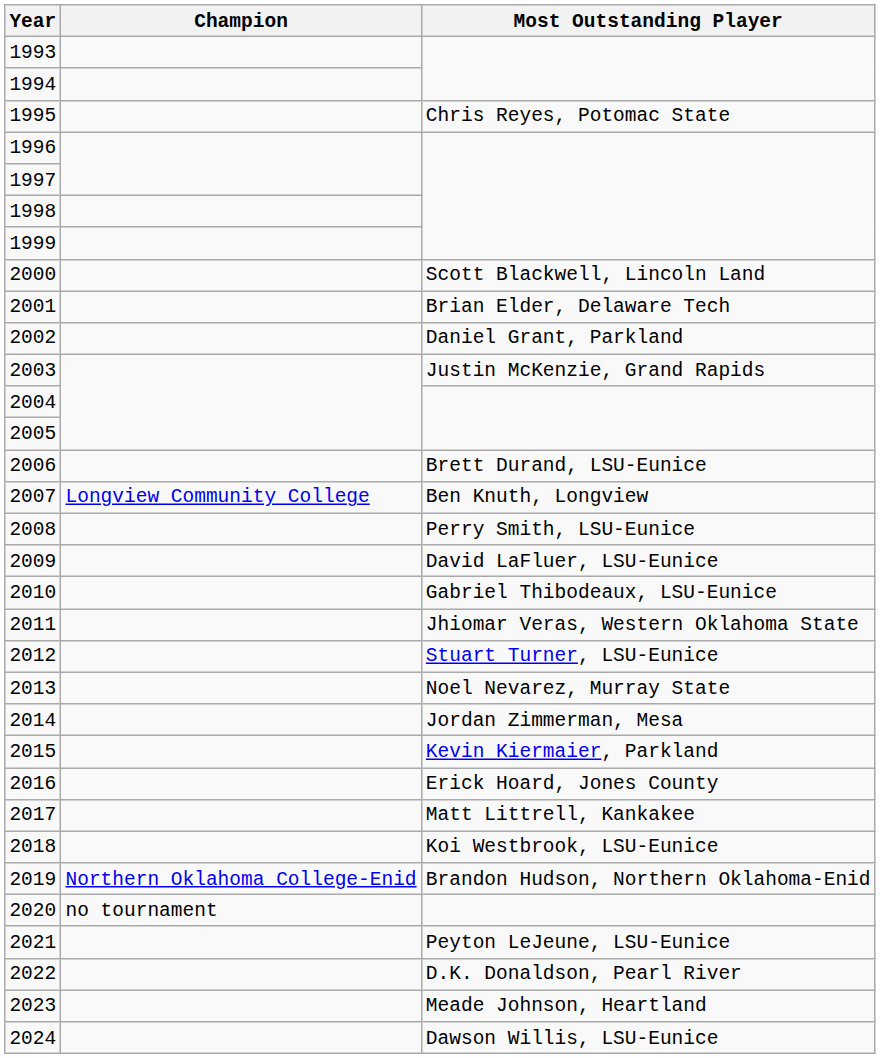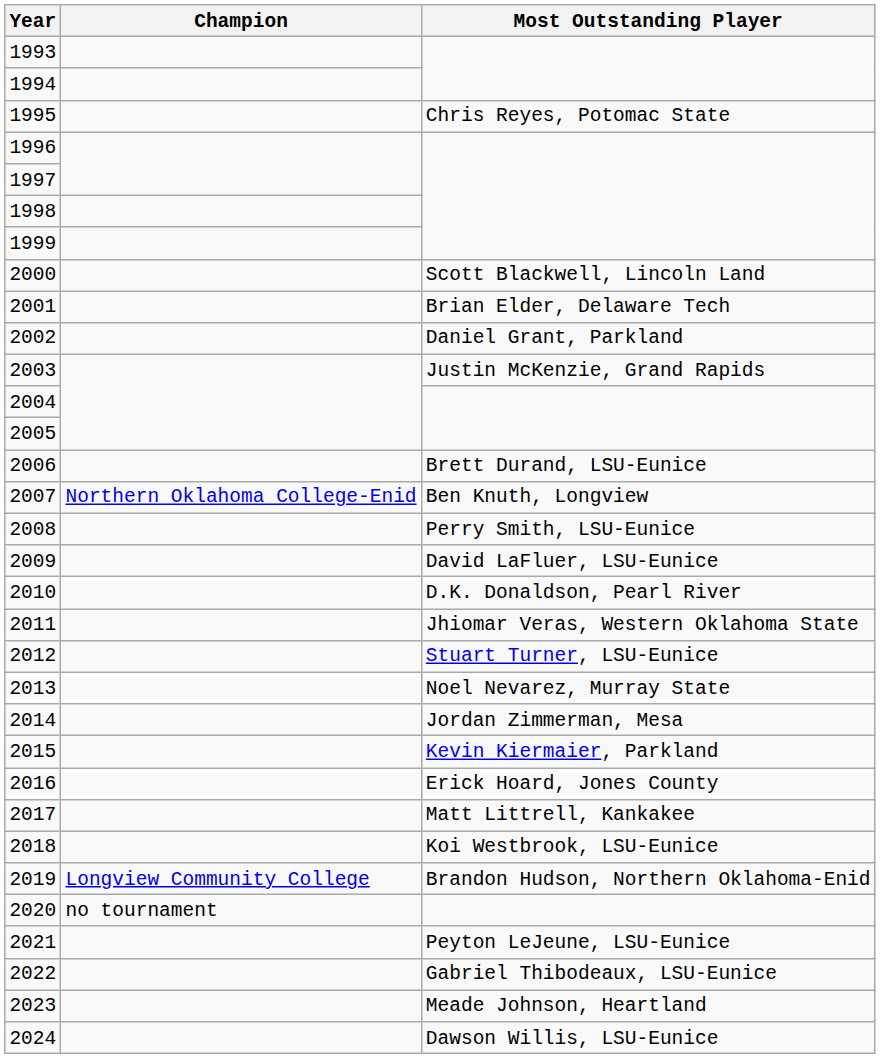(218, 497) Longview Community College -> (241, 497) Northern Oklahoma College-Enid
(601, 593) Gabriel Thibodeaux, LSU-Eunice -> (584, 593) D.K. Donaldson, Pearl River
(241, 879) Northern Oklahoma College-Enid -> (218, 879) Longview Community College
(584, 974) D.K. Donaldson, Pearl River -> (601, 974) Gabriel Thibodeaux, LSU-Eunice
